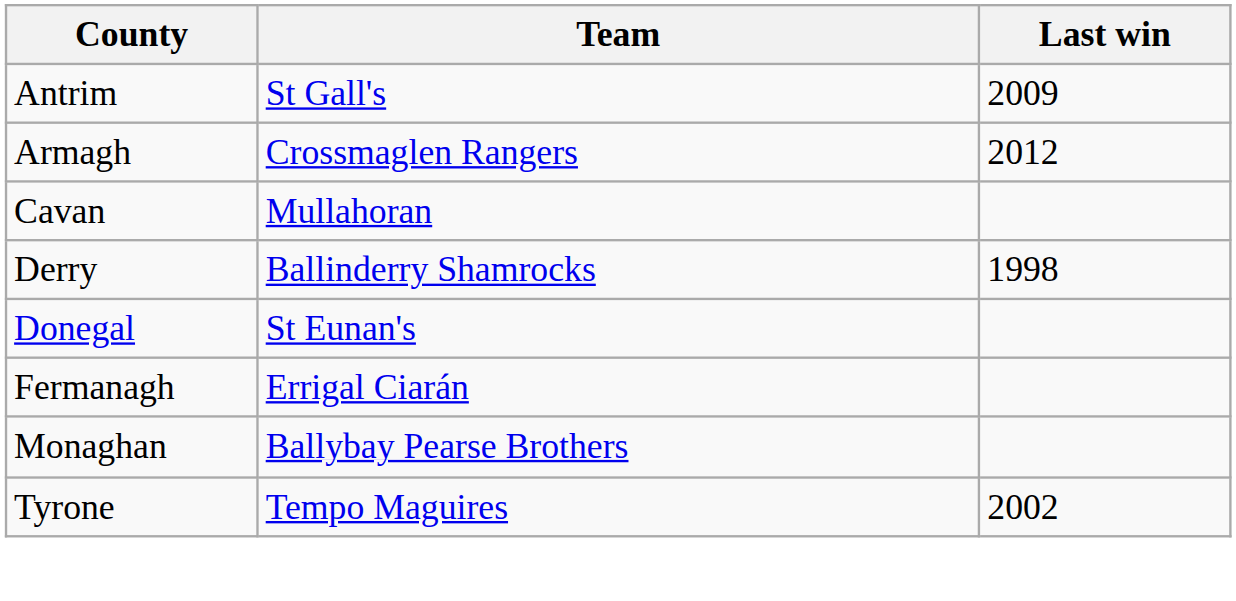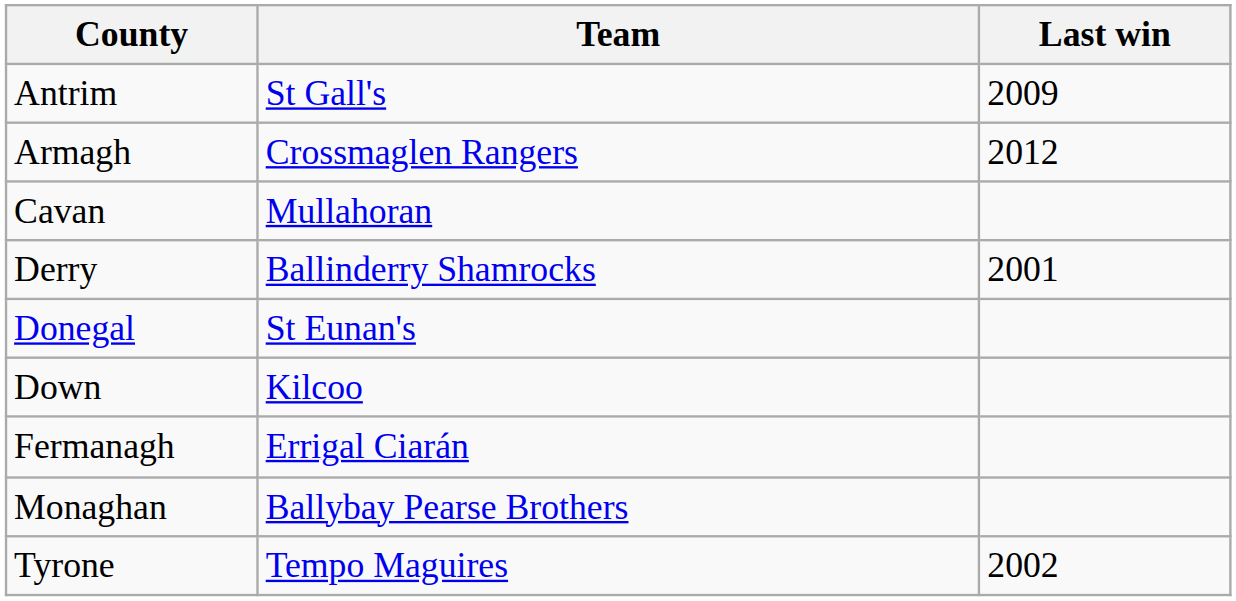(1023, 269) 1998 -> (1023, 269) 2001
+ row: (58, 387)
